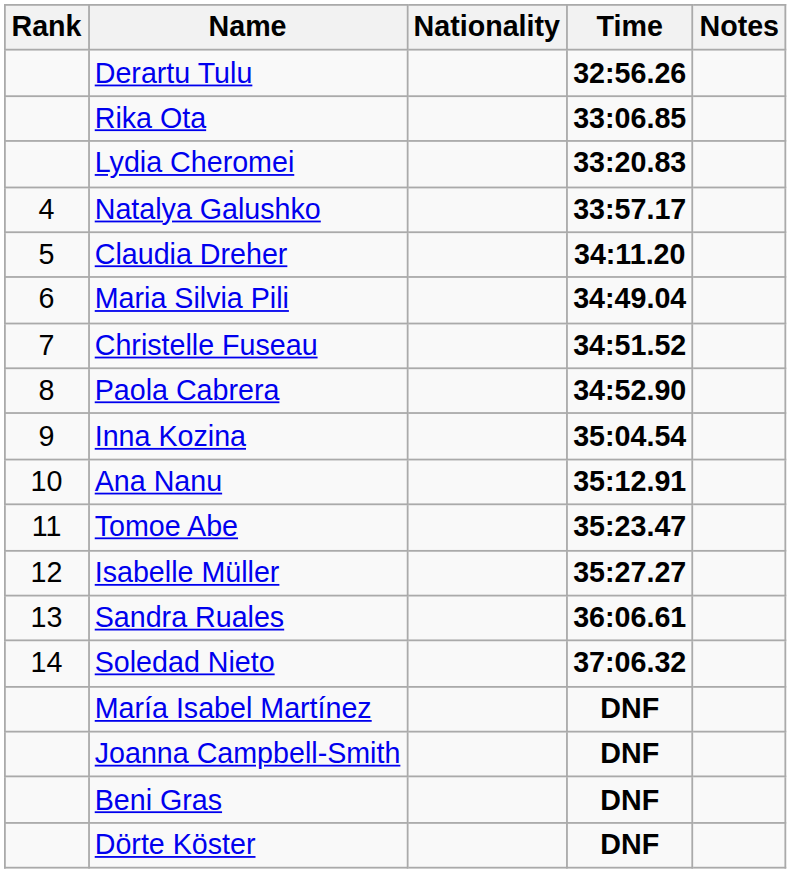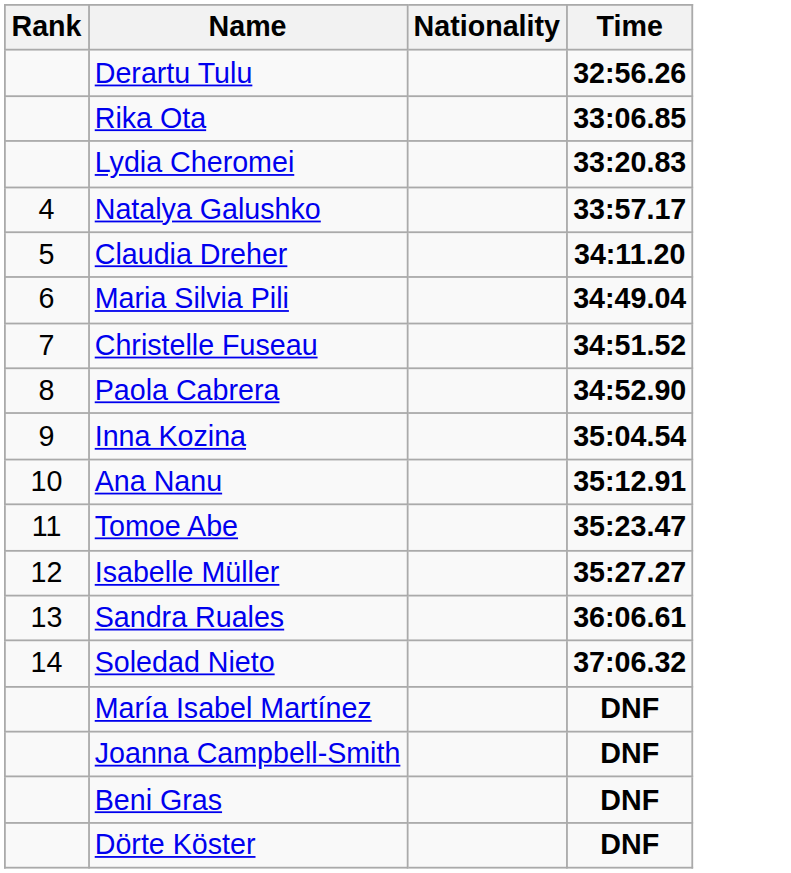- column: (739, 27)
